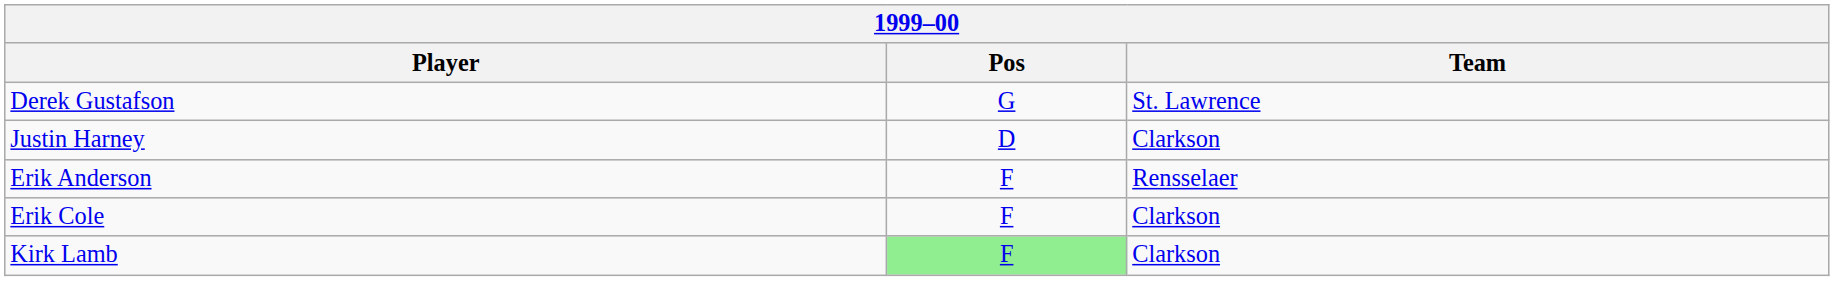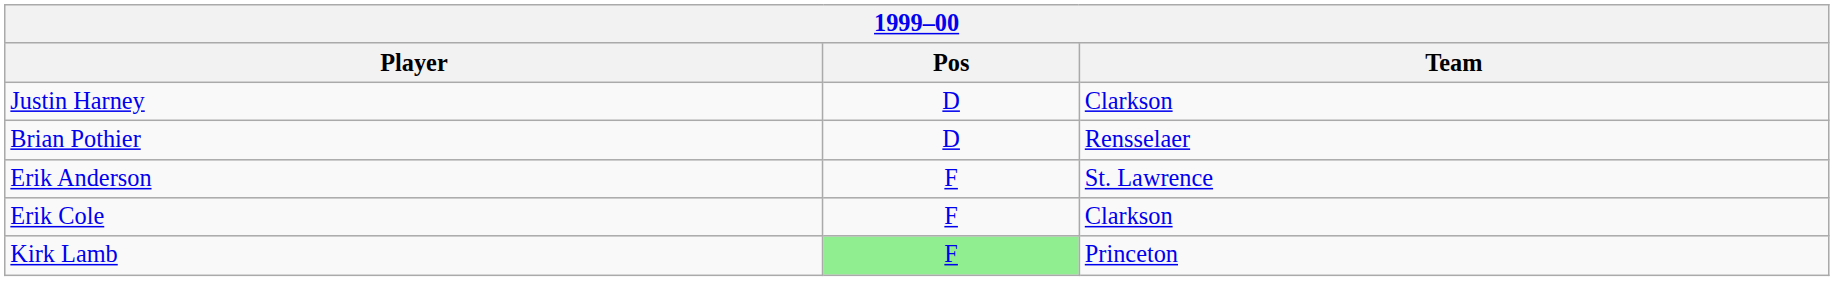- row: (92, 100)
+ row: (76, 139)
(1185, 178) Rensselaer -> (1149, 178) St. Lawrence
(1176, 255) Clarkson -> (1131, 255) Princeton
